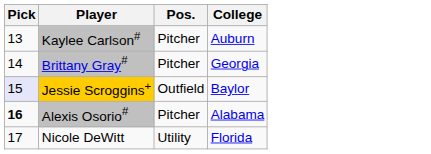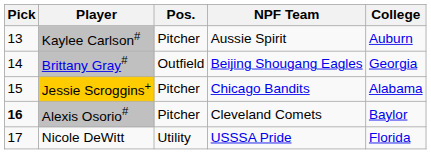+ column: (287, 15)
(179, 63) Pitcher -> (181, 63) Outfield
(15, 89) lavender background -> (15, 89) no background
(181, 89) Outfield -> (179, 89) Pitcher
(230, 89) Baylor -> (396, 89) Alabama
(237, 114) Alabama -> (388, 114) Baylor
